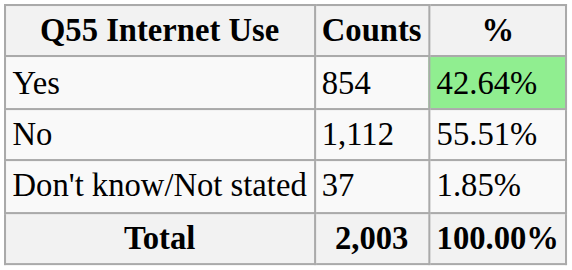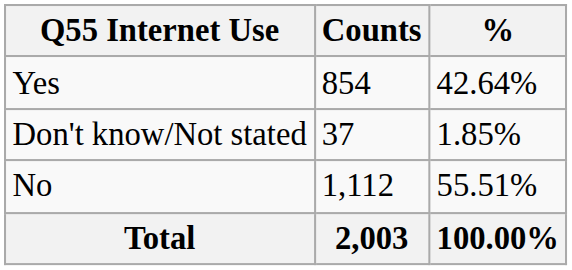(487, 82) lightgreen background -> (487, 82) no background
rows swapped: (32, 133) <-> (160, 185)
